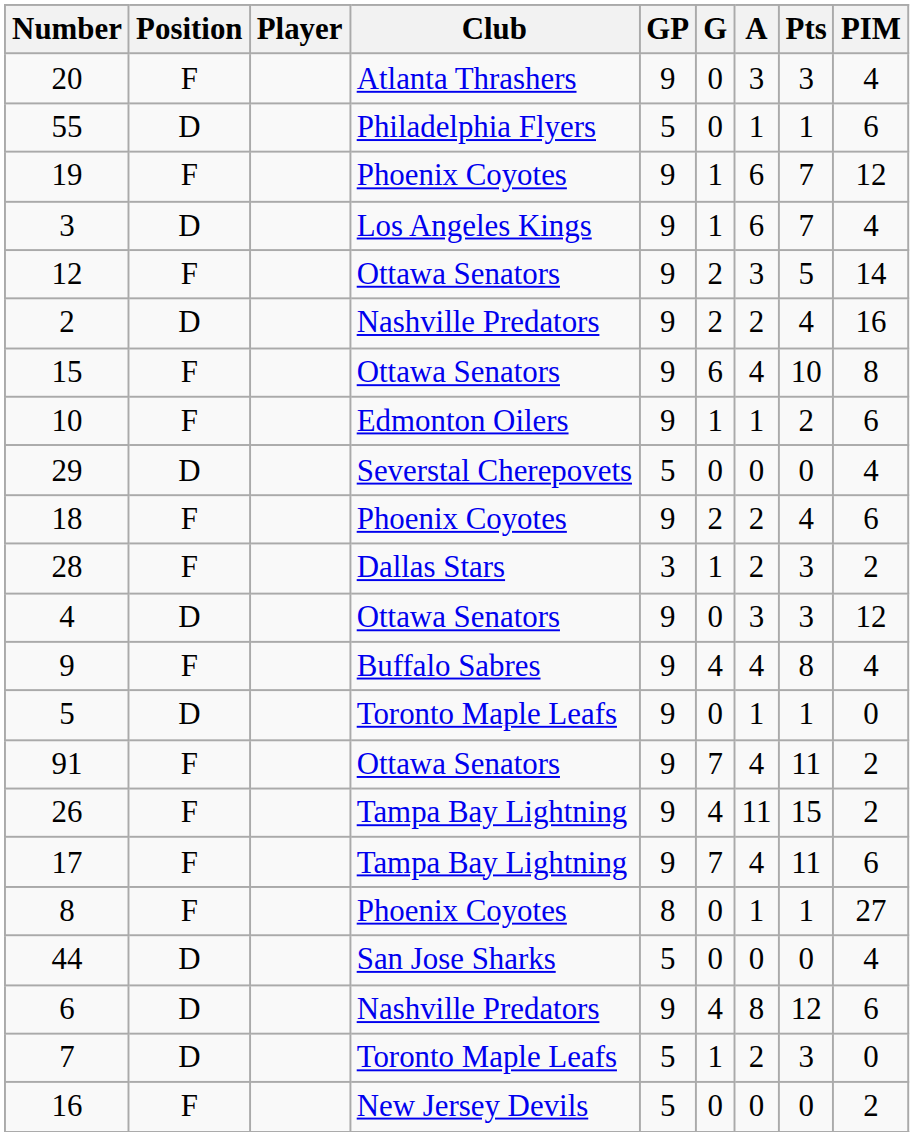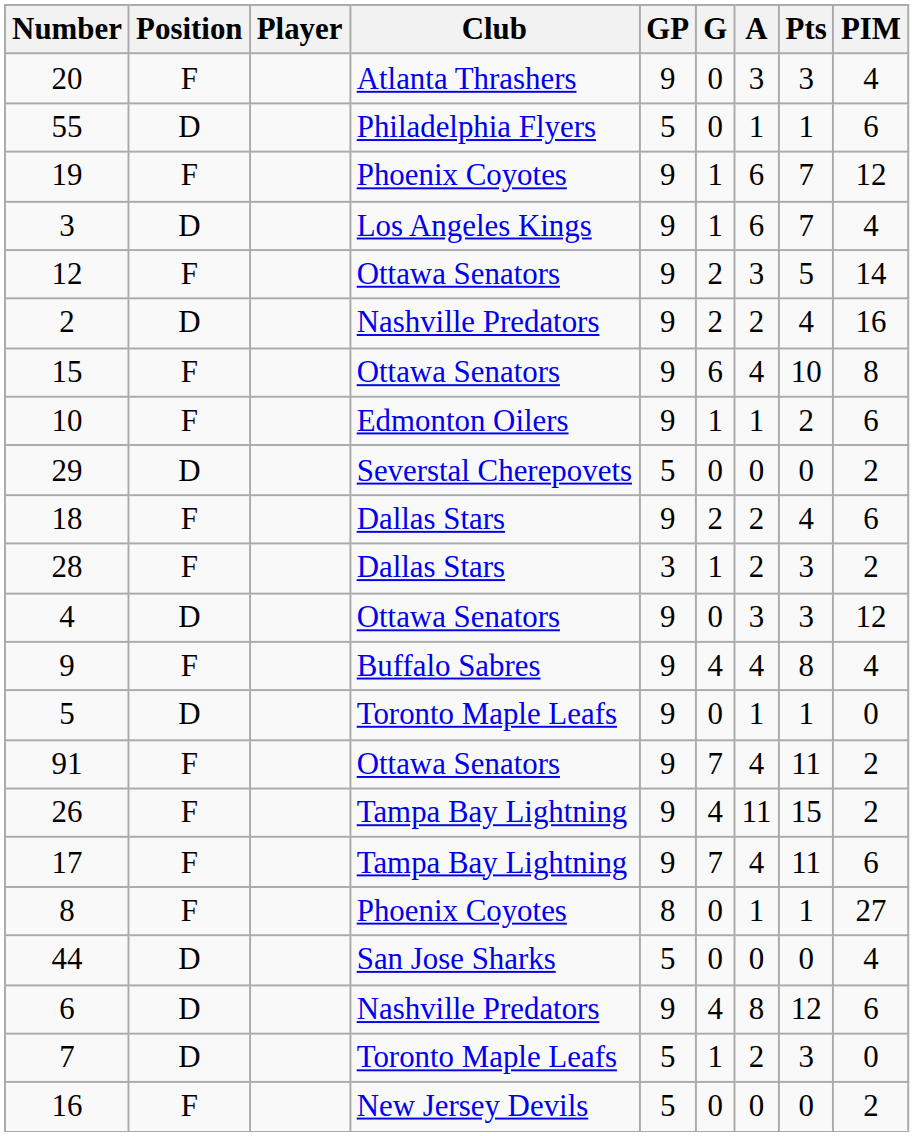(871, 469) 4 -> (871, 469) 2
(462, 518) Phoenix Coyotes -> (431, 518) Dallas Stars
